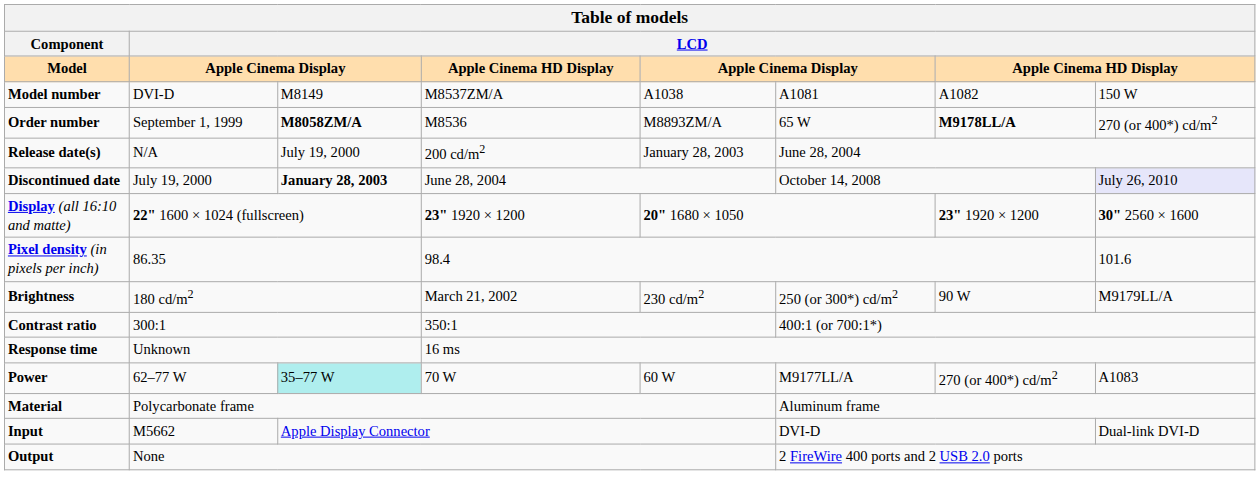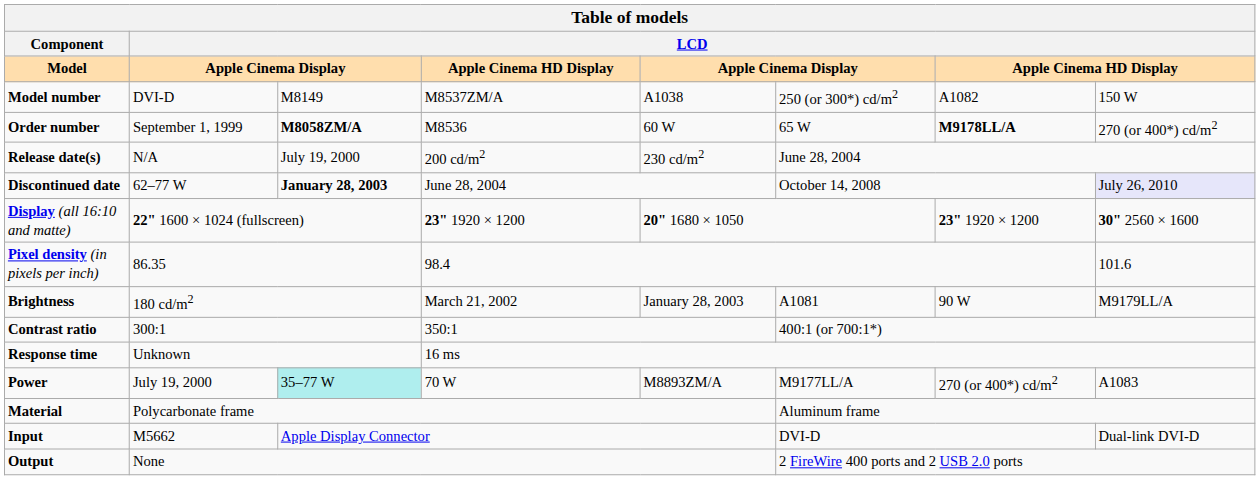(799, 94) A1081 -> (839, 97) 250 (or 300*) cd/m2
(683, 122) M8893ZM/A -> (659, 127) 60 W
(694, 152) January 28, 2003 -> (674, 157) 230 cd/m2
(172, 180) July 19, 2000 -> (160, 185) 62–77 W
(674, 297) 230 cd/m2 -> (694, 301) January 28, 2003
(839, 297) 250 (or 300*) cd/m2 -> (799, 301) A1081
(160, 377) 62–77 W -> (172, 382) July 19, 2000
(659, 377) 60 W -> (683, 382) M8893ZM/A
